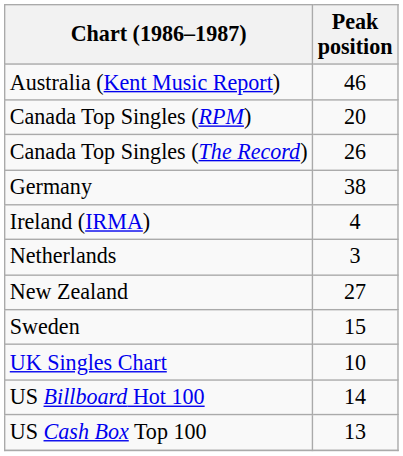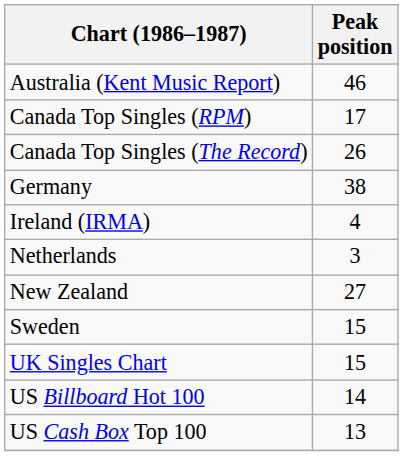(355, 116) 20 -> (355, 116) 17
(355, 362) 10 -> (355, 362) 15
